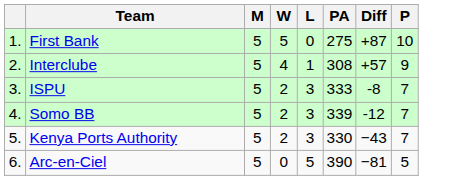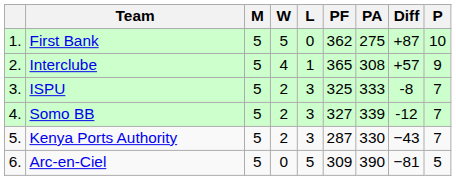+ column: (339, 16)
